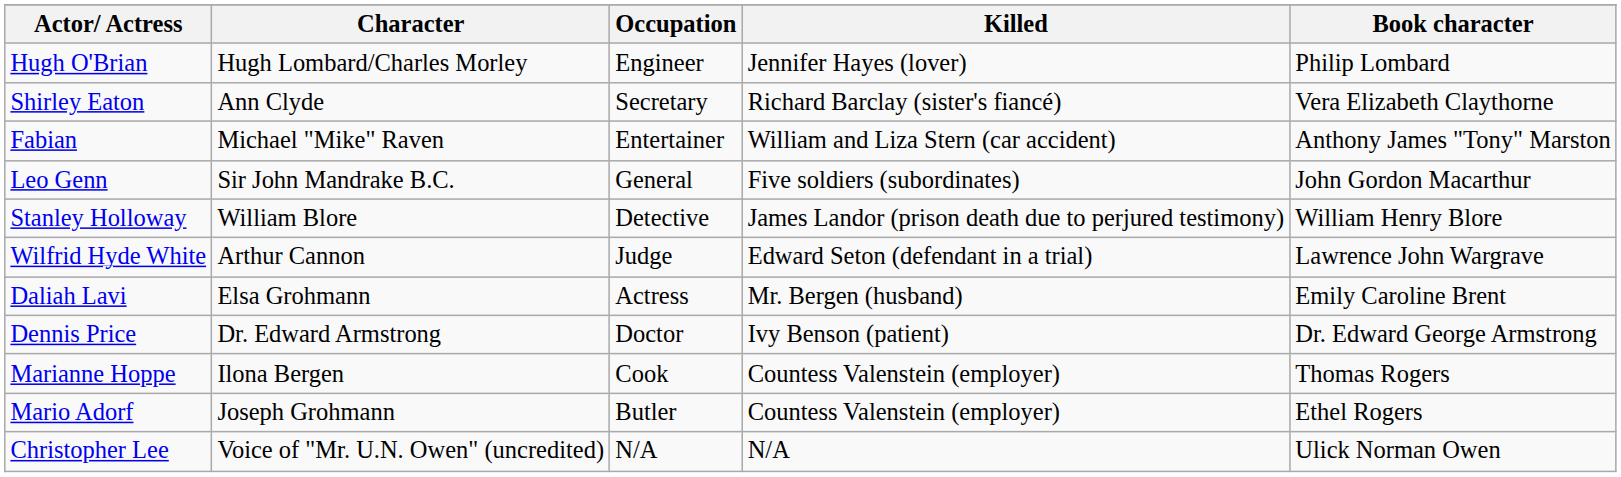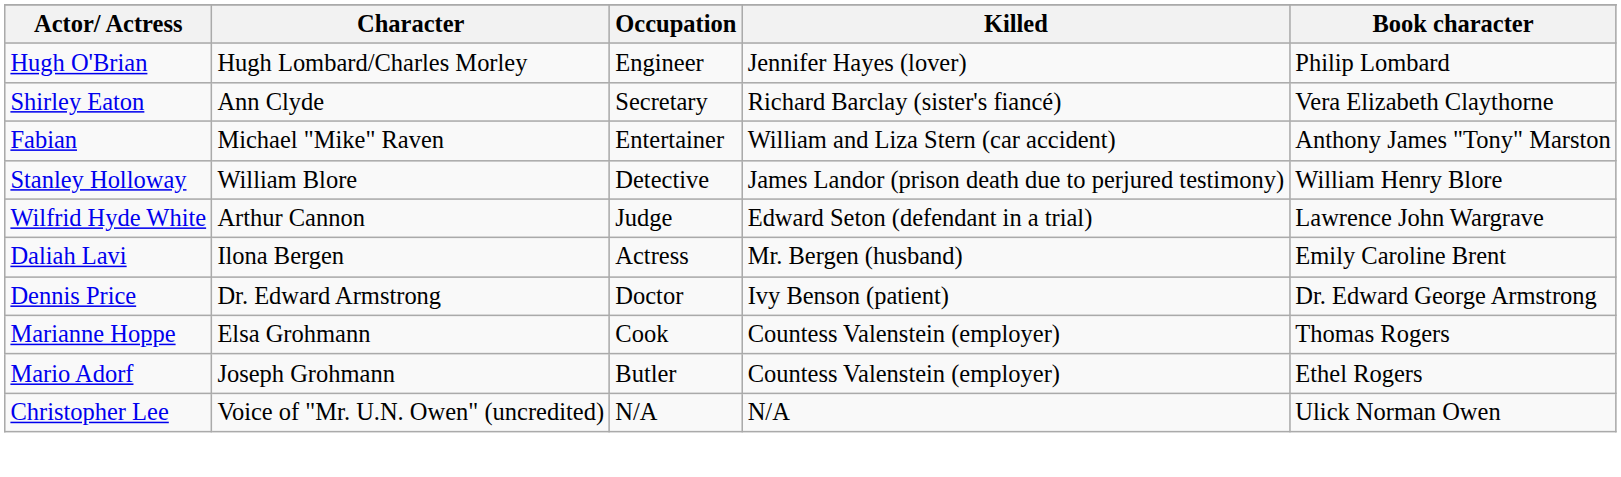- row: (59, 179)
(294, 295) Elsa Grohmann -> (281, 256) Ilona Bergen
(281, 373) Ilona Bergen -> (294, 334) Elsa Grohmann
